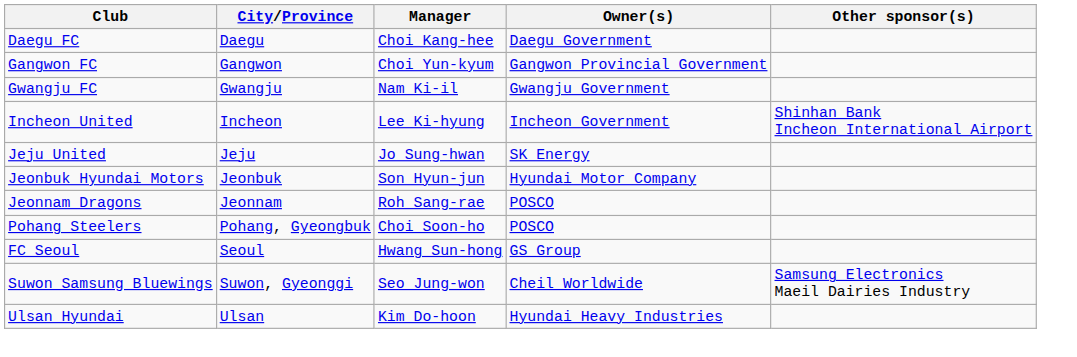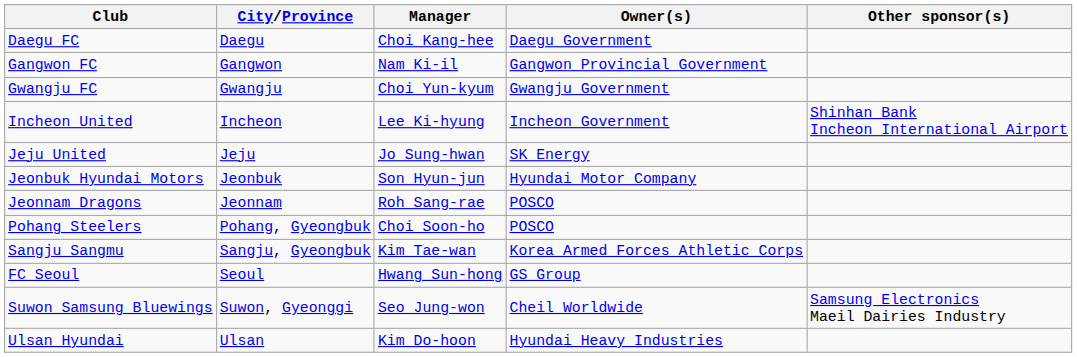(436, 65) Choi Yun-kyum -> (418, 65) Nam Ki-il
(418, 89) Nam Ki-il -> (436, 89) Choi Yun-kyum
+ row: (66, 251)
